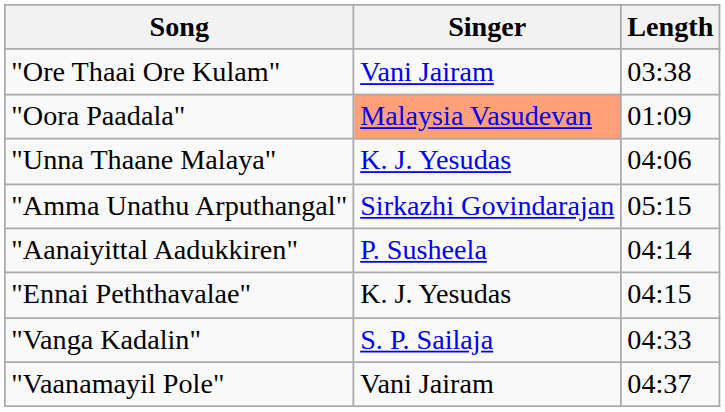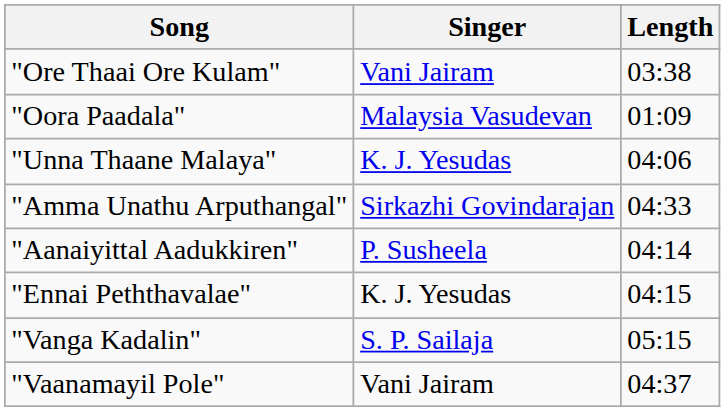(476, 116) lightsalmon background -> (476, 116) no background
(659, 205) 05:15 -> (659, 205) 04:33
(659, 339) 04:33 -> (659, 339) 05:15
